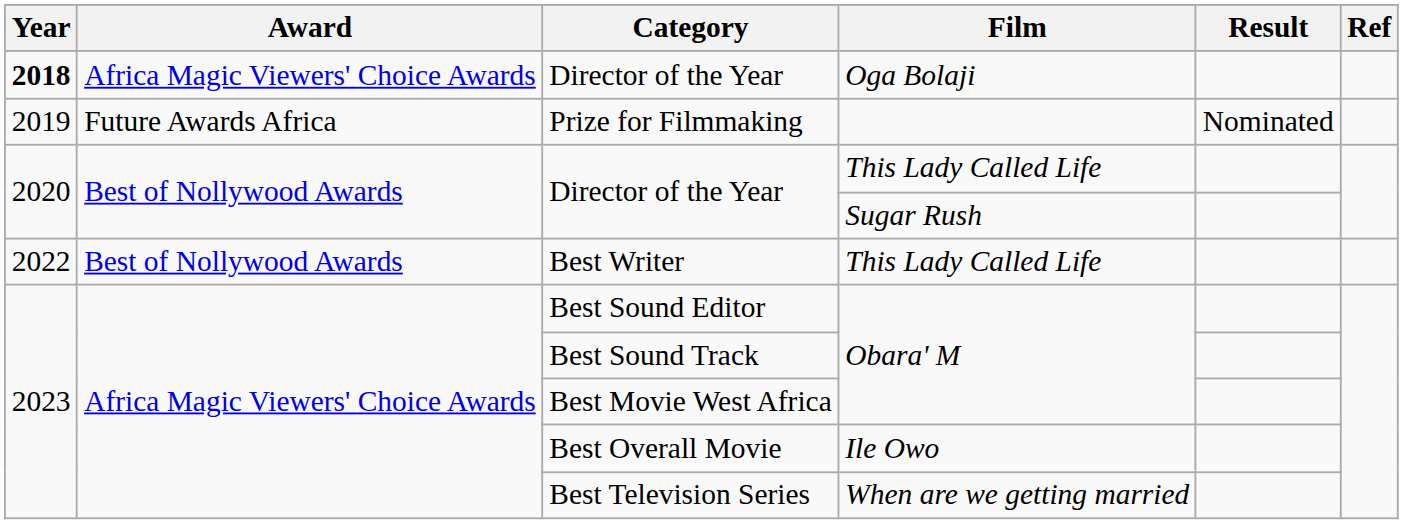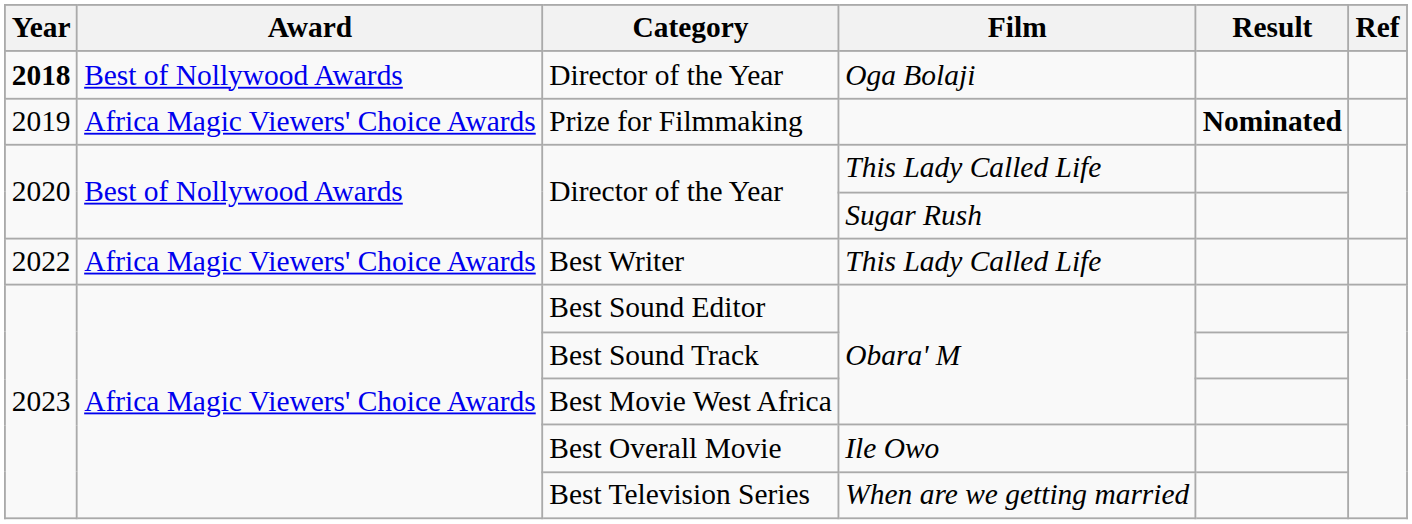(310, 74) Africa Magic Viewers' Choice Awards -> (243, 74) Best of Nollywood Awards
(210, 121) Future Awards Africa -> (310, 121) Africa Magic Viewers' Choice Awards
(1268, 121) normal -> (1272, 121) bold
(243, 261) Best of Nollywood Awards -> (310, 261) Africa Magic Viewers' Choice Awards
